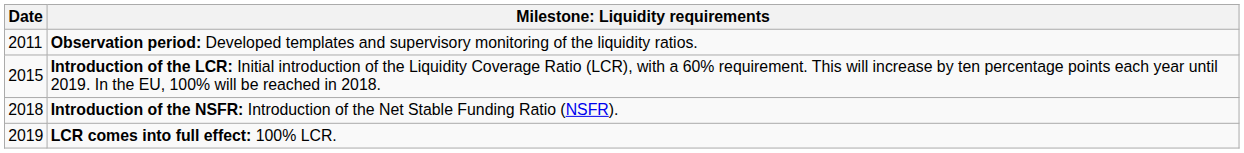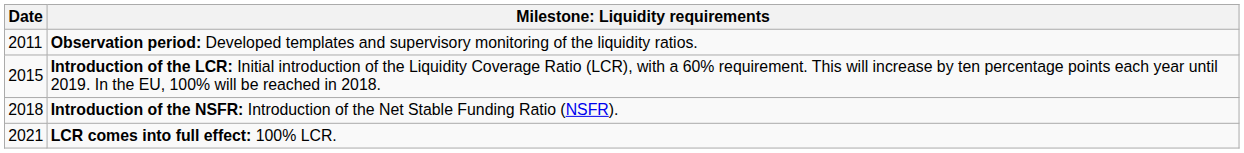(26, 135) 2019 -> (26, 135) 2021
